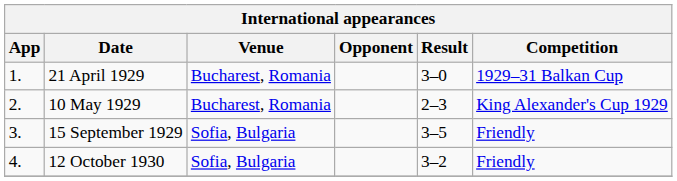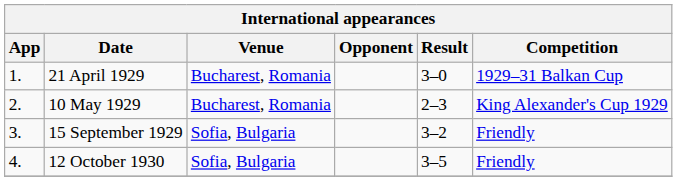(434, 133) 3–5 -> (434, 133) 3–2
(434, 161) 3–2 -> (434, 161) 3–5
